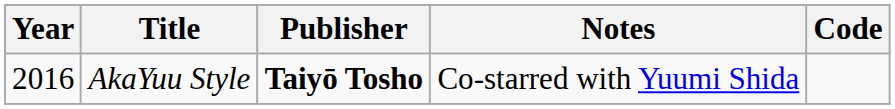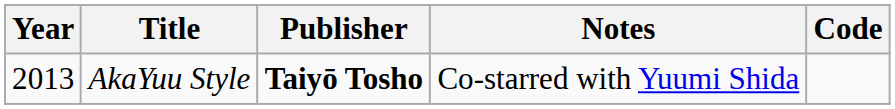(43, 78) 2016 -> (43, 78) 2013
